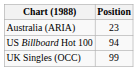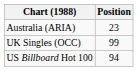rows swapped: (44, 58) <-> (50, 43)
